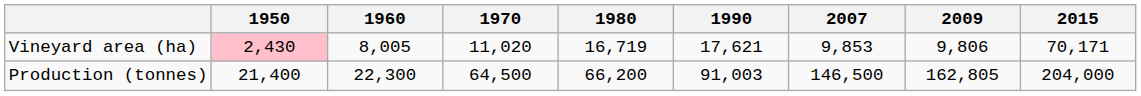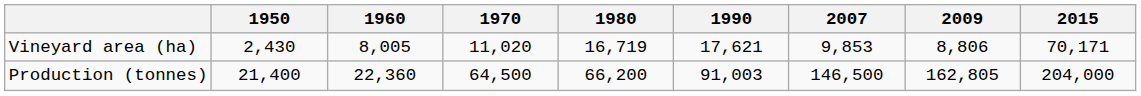(269, 47) pink background -> (269, 47) no background
(962, 47) 9,806 -> (962, 47) 8,806
(385, 76) 22,300 -> (385, 76) 22,360
